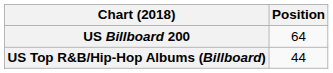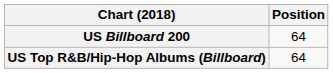(299, 57) 44 -> (299, 57) 64
